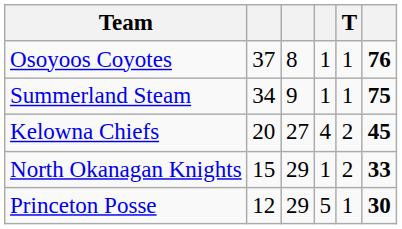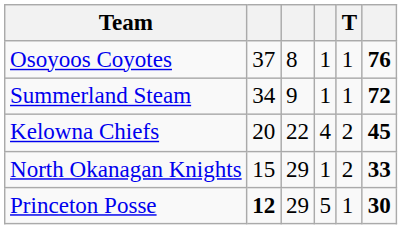(379, 95) 75 -> (379, 95) 72
(297, 132) 27 -> (297, 132) 22
(264, 205) normal -> (264, 205) bold
